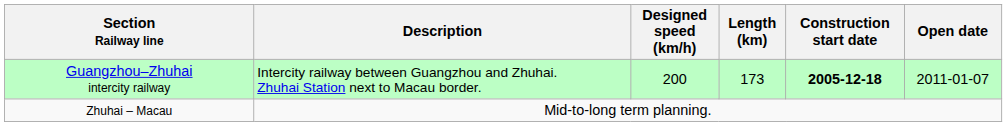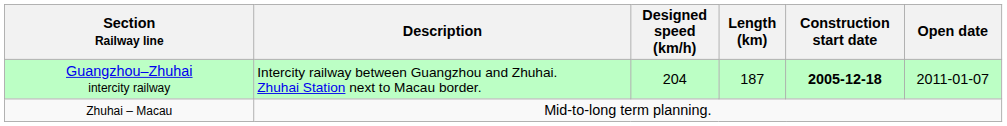(675, 79) 200 -> (675, 79) 204
(752, 79) 173 -> (752, 79) 187
